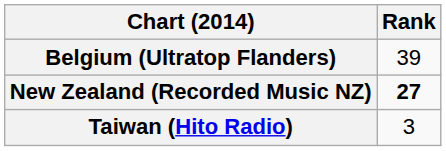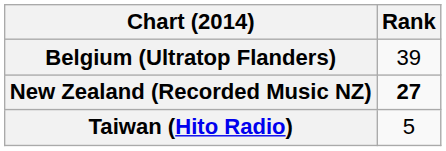(409, 127) 3 -> (409, 127) 5
